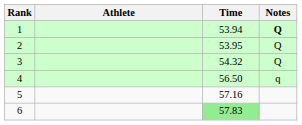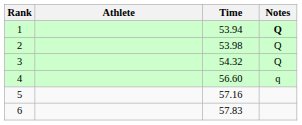(231, 45) 53.95 -> (231, 45) 53.98
(231, 78) 56.50 -> (231, 78) 56.60
(231, 111) lightgreen background -> (231, 111) no background
